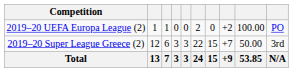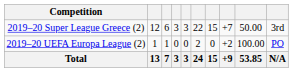rows swapped: (76, 28) <-> (76, 43)
